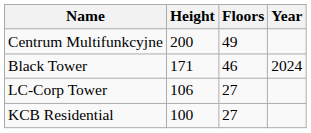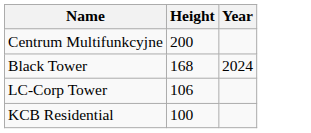- column: (243, 16)
(182, 66) 171 -> (182, 66) 168
